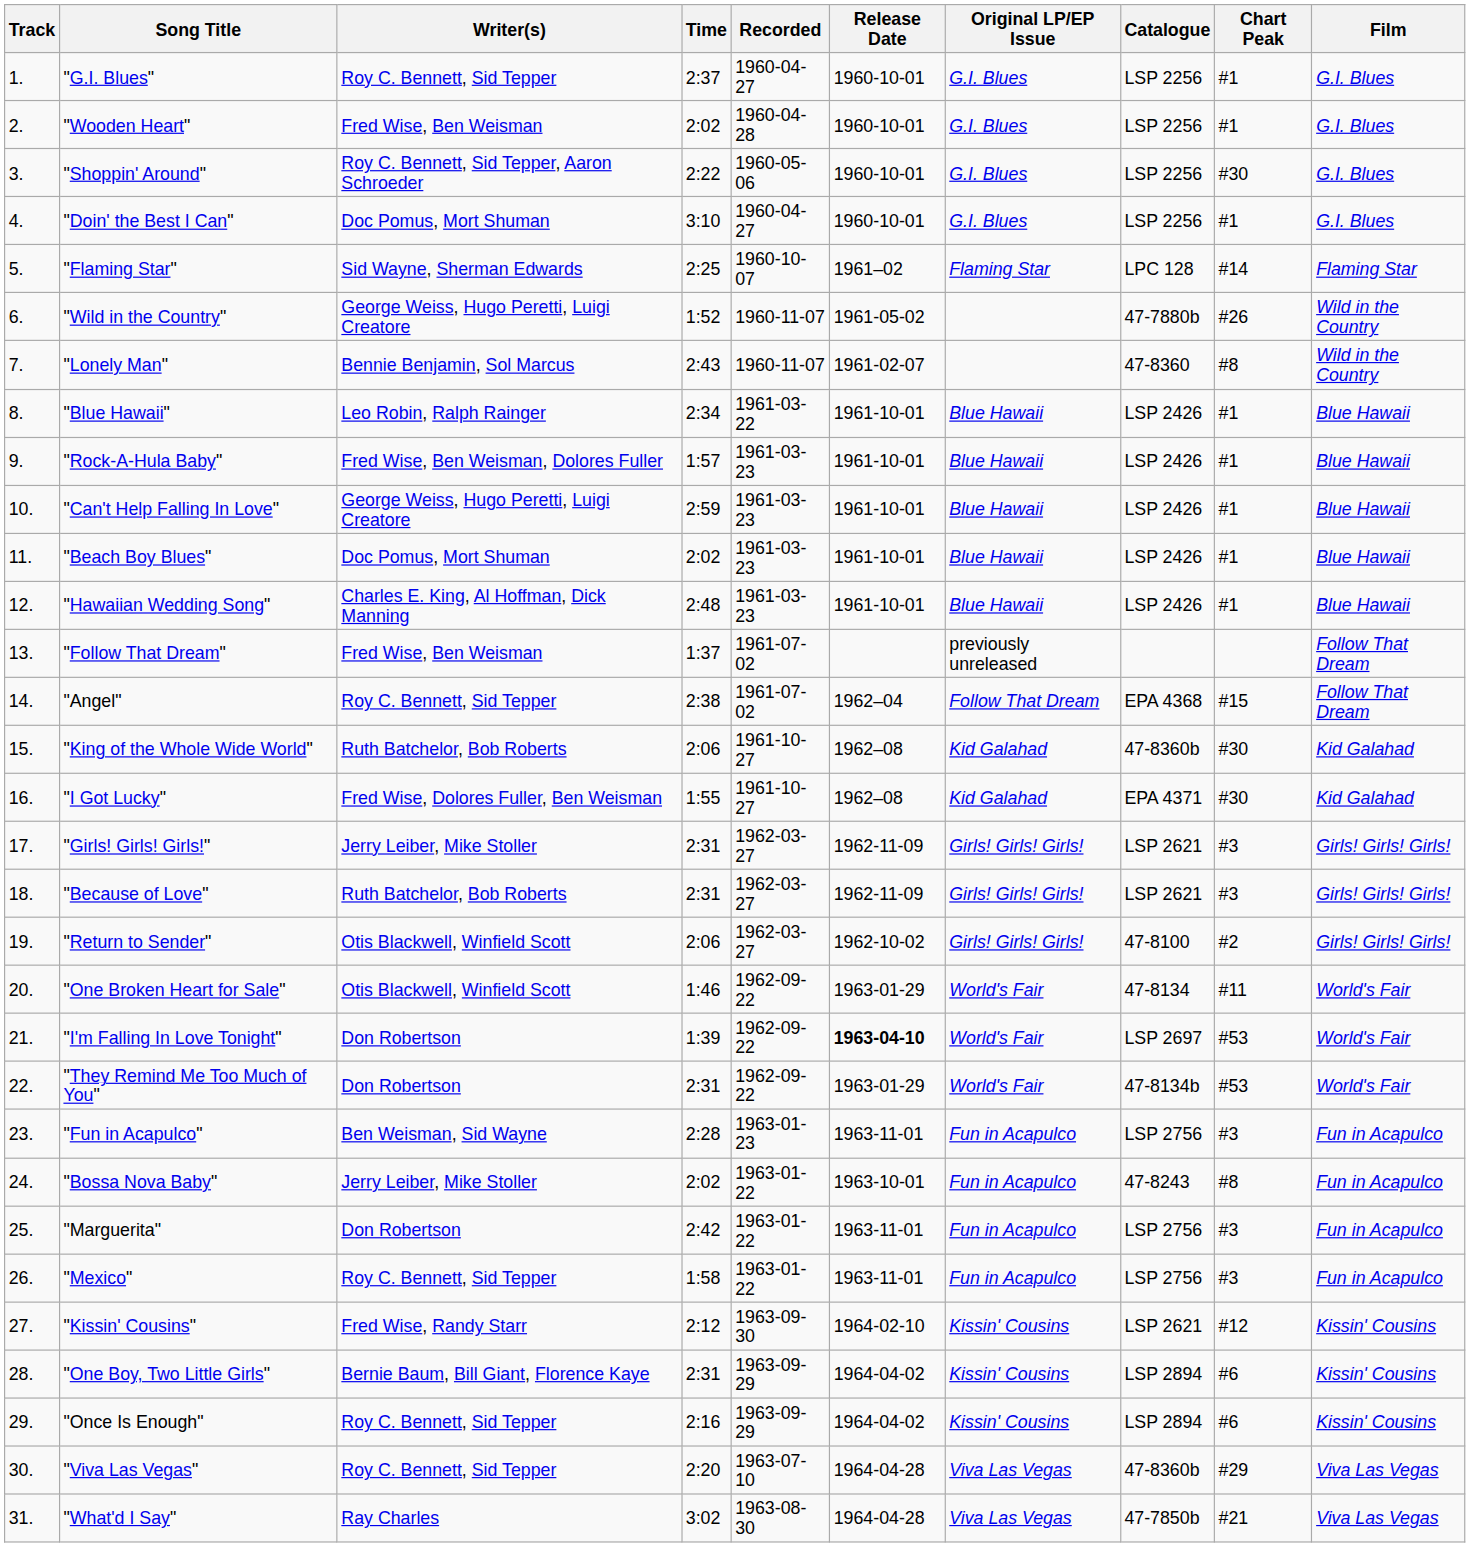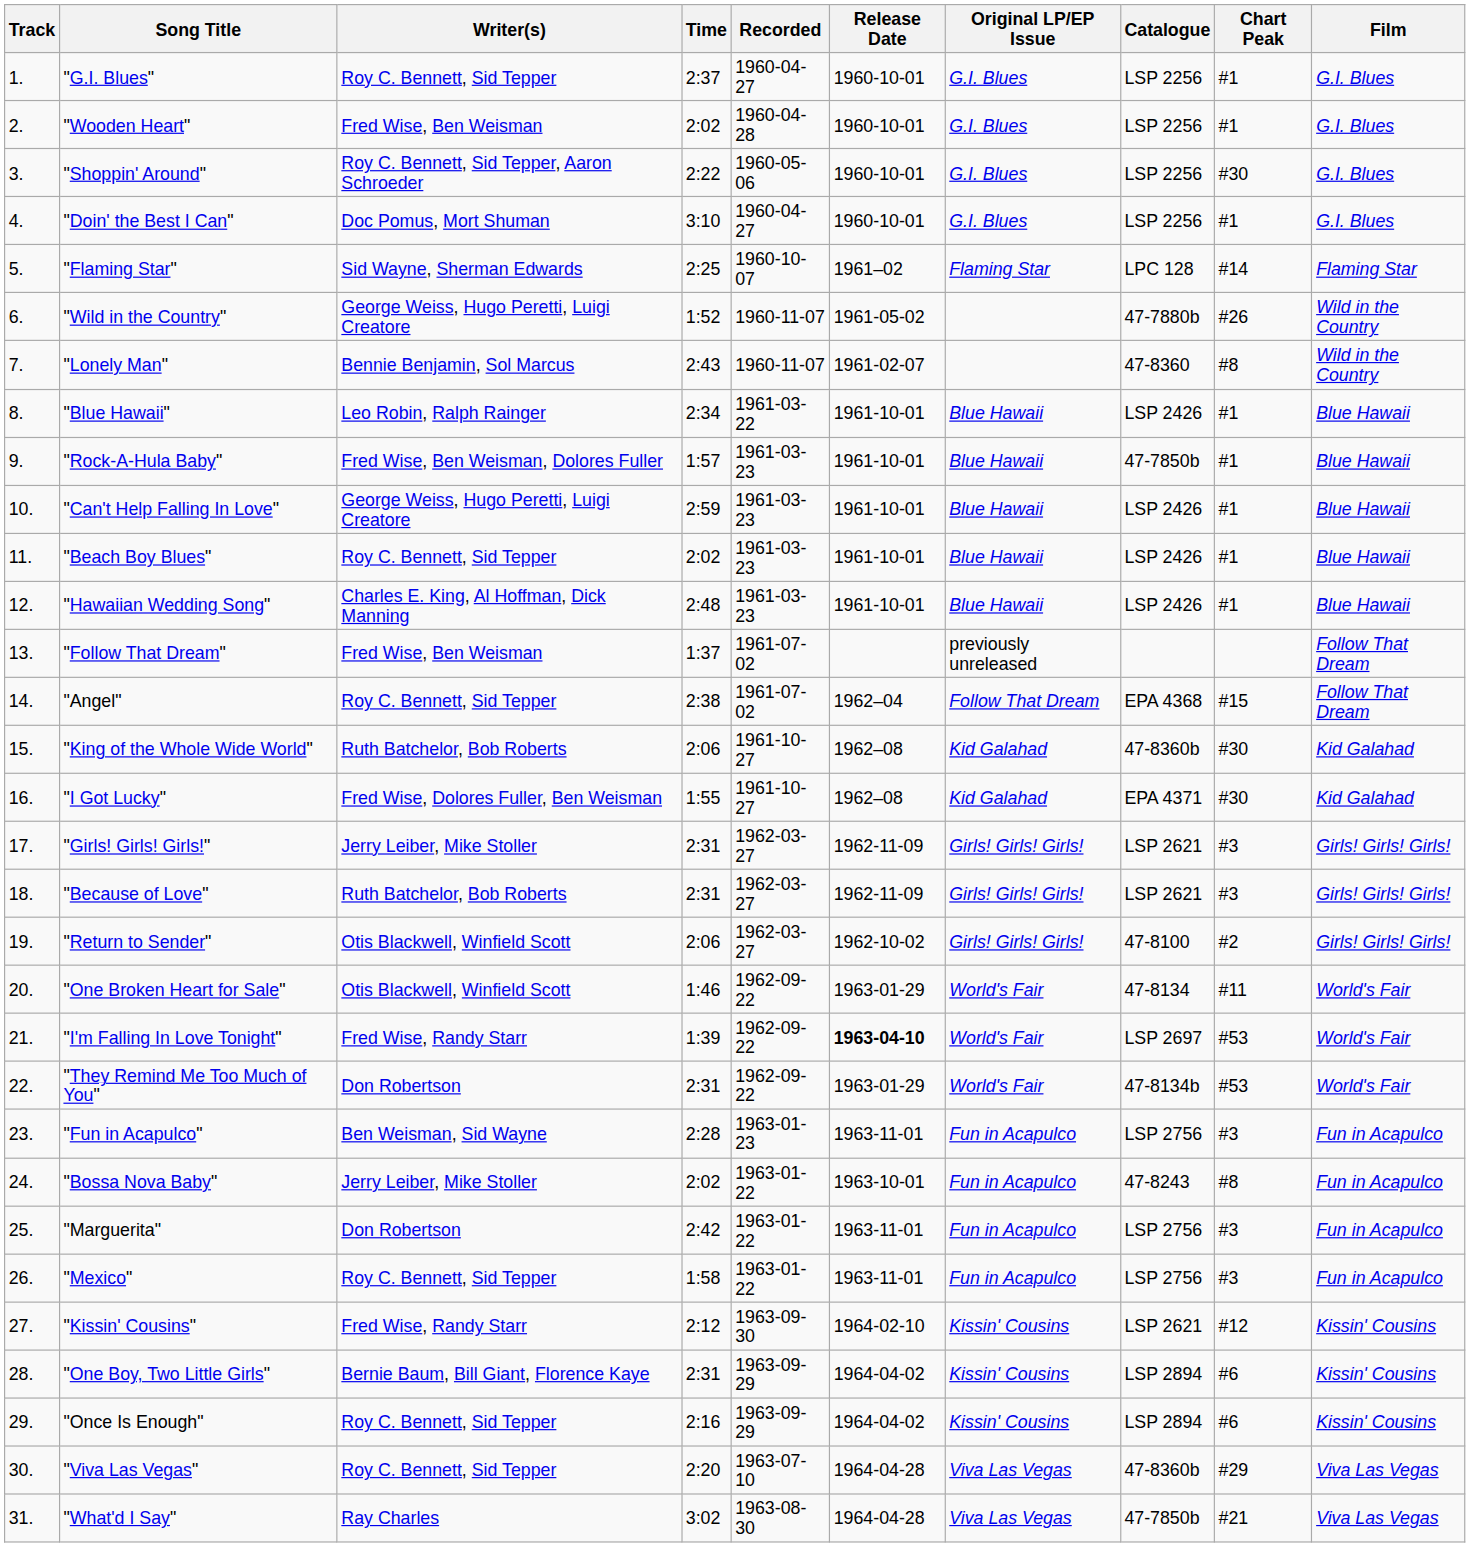(1163, 461) LSP 2426 -> (1162, 461) 47-7850b
(446, 557) Doc Pomus, Mort Shuman -> (449, 557) Roy C. Bennett, Sid Tepper
(401, 1038) Don Robertson -> (434, 1038) Fred Wise, Randy Starr
